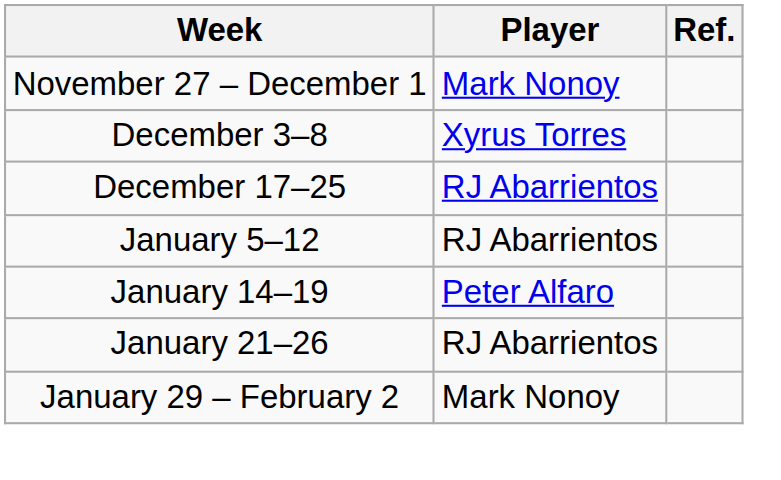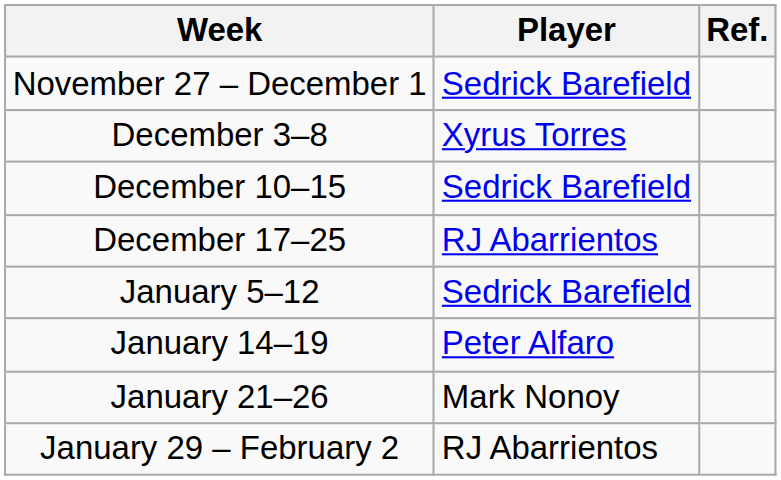(531, 82) Mark Nonoy -> (566, 82) Sedrick Barefield
+ row: (220, 187)
(550, 239) RJ Abarrientos -> (566, 291) Sedrick Barefield
(550, 344) RJ Abarrientos -> (531, 396) Mark Nonoy
(531, 396) Mark Nonoy -> (550, 448) RJ Abarrientos
